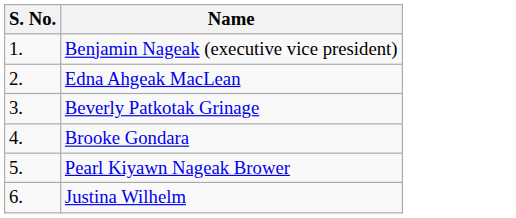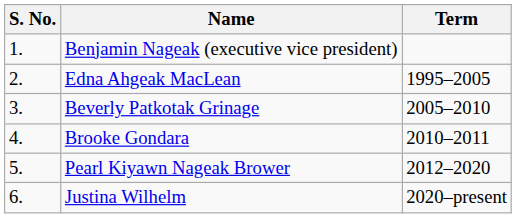+ column: (457, 19)
